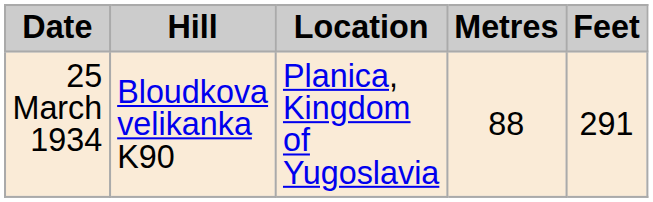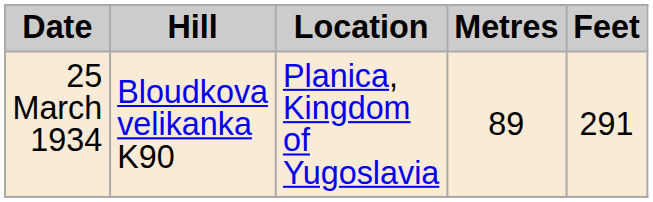(506, 123) 88 -> (506, 123) 89
